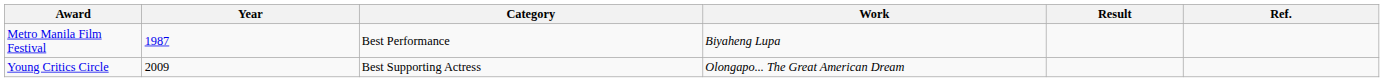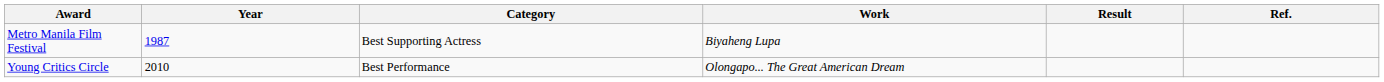(406, 40) Best Performance -> (421, 40) Best Supporting Actress
(157, 67) 2009 -> (157, 67) 2010
(421, 67) Best Supporting Actress -> (406, 67) Best Performance
